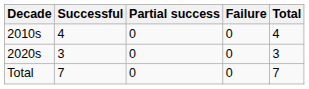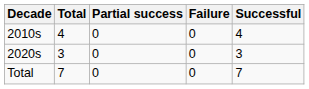columns swapped: (90, 14) <-> (287, 14)
